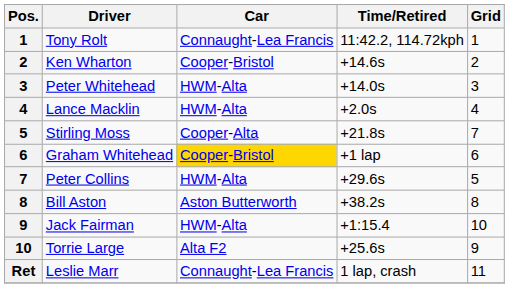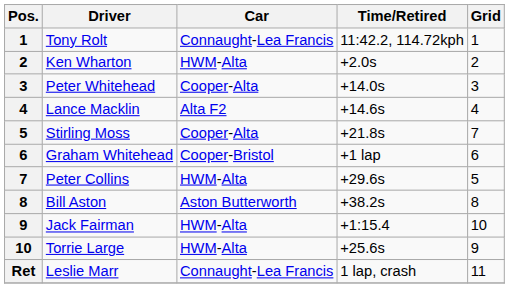(227, 63) Cooper-Bristol -> (213, 63) HWM-Alta
(363, 63) +14.6s -> (358, 63) +2.0s
(213, 86) HWM-Alta -> (219, 86) Cooper-Alta
(213, 109) HWM-Alta -> (203, 109) Alta F2
(358, 109) +2.0s -> (363, 109) +14.6s
(227, 156) gold background -> (227, 156) no background
(203, 249) Alta F2 -> (213, 249) HWM-Alta
